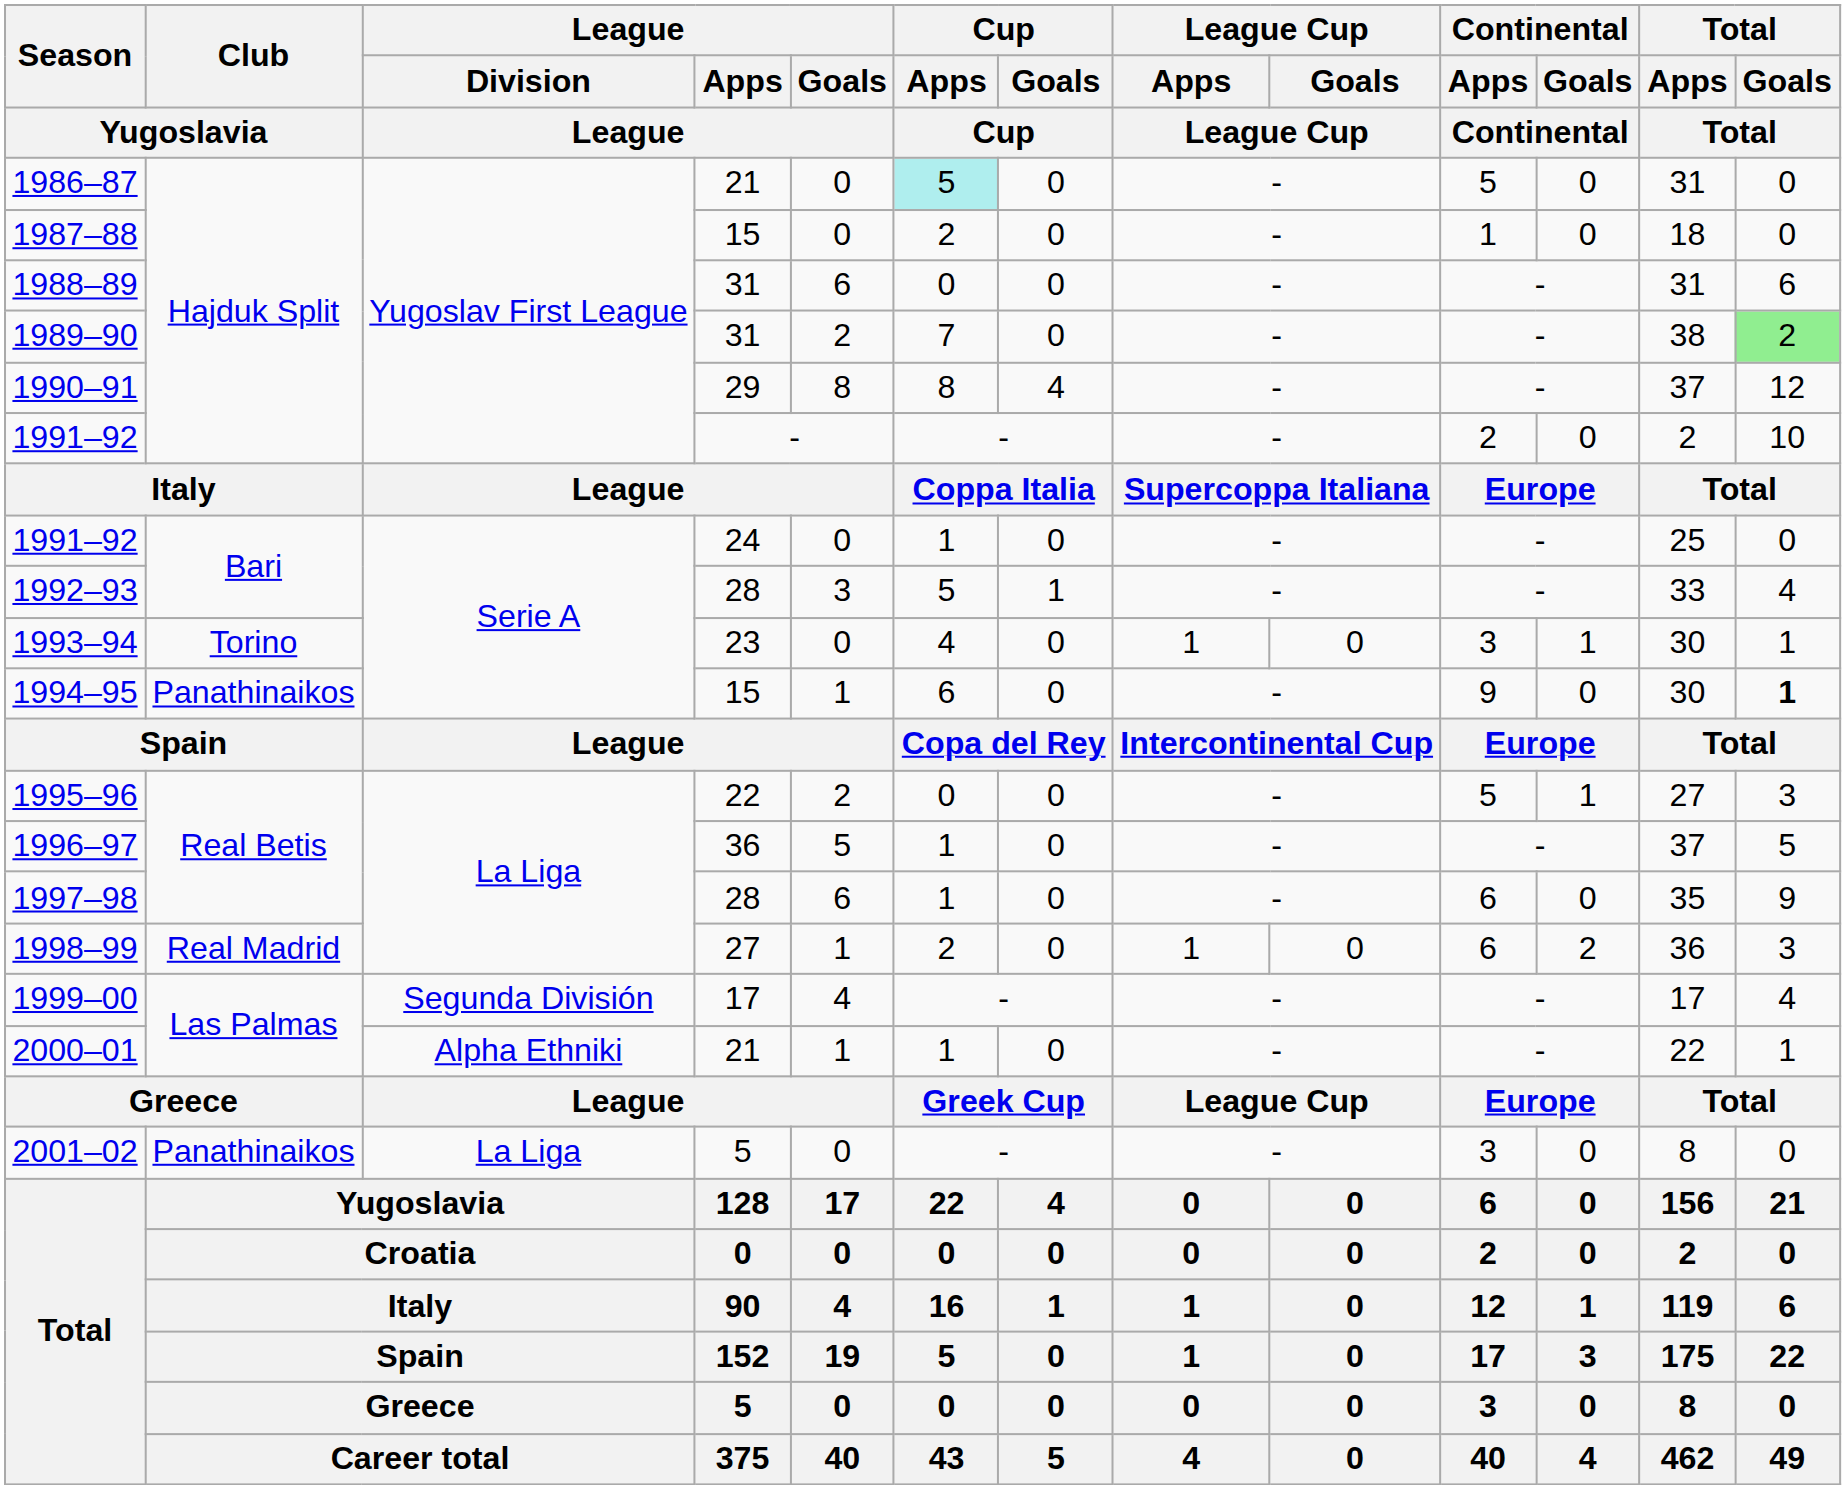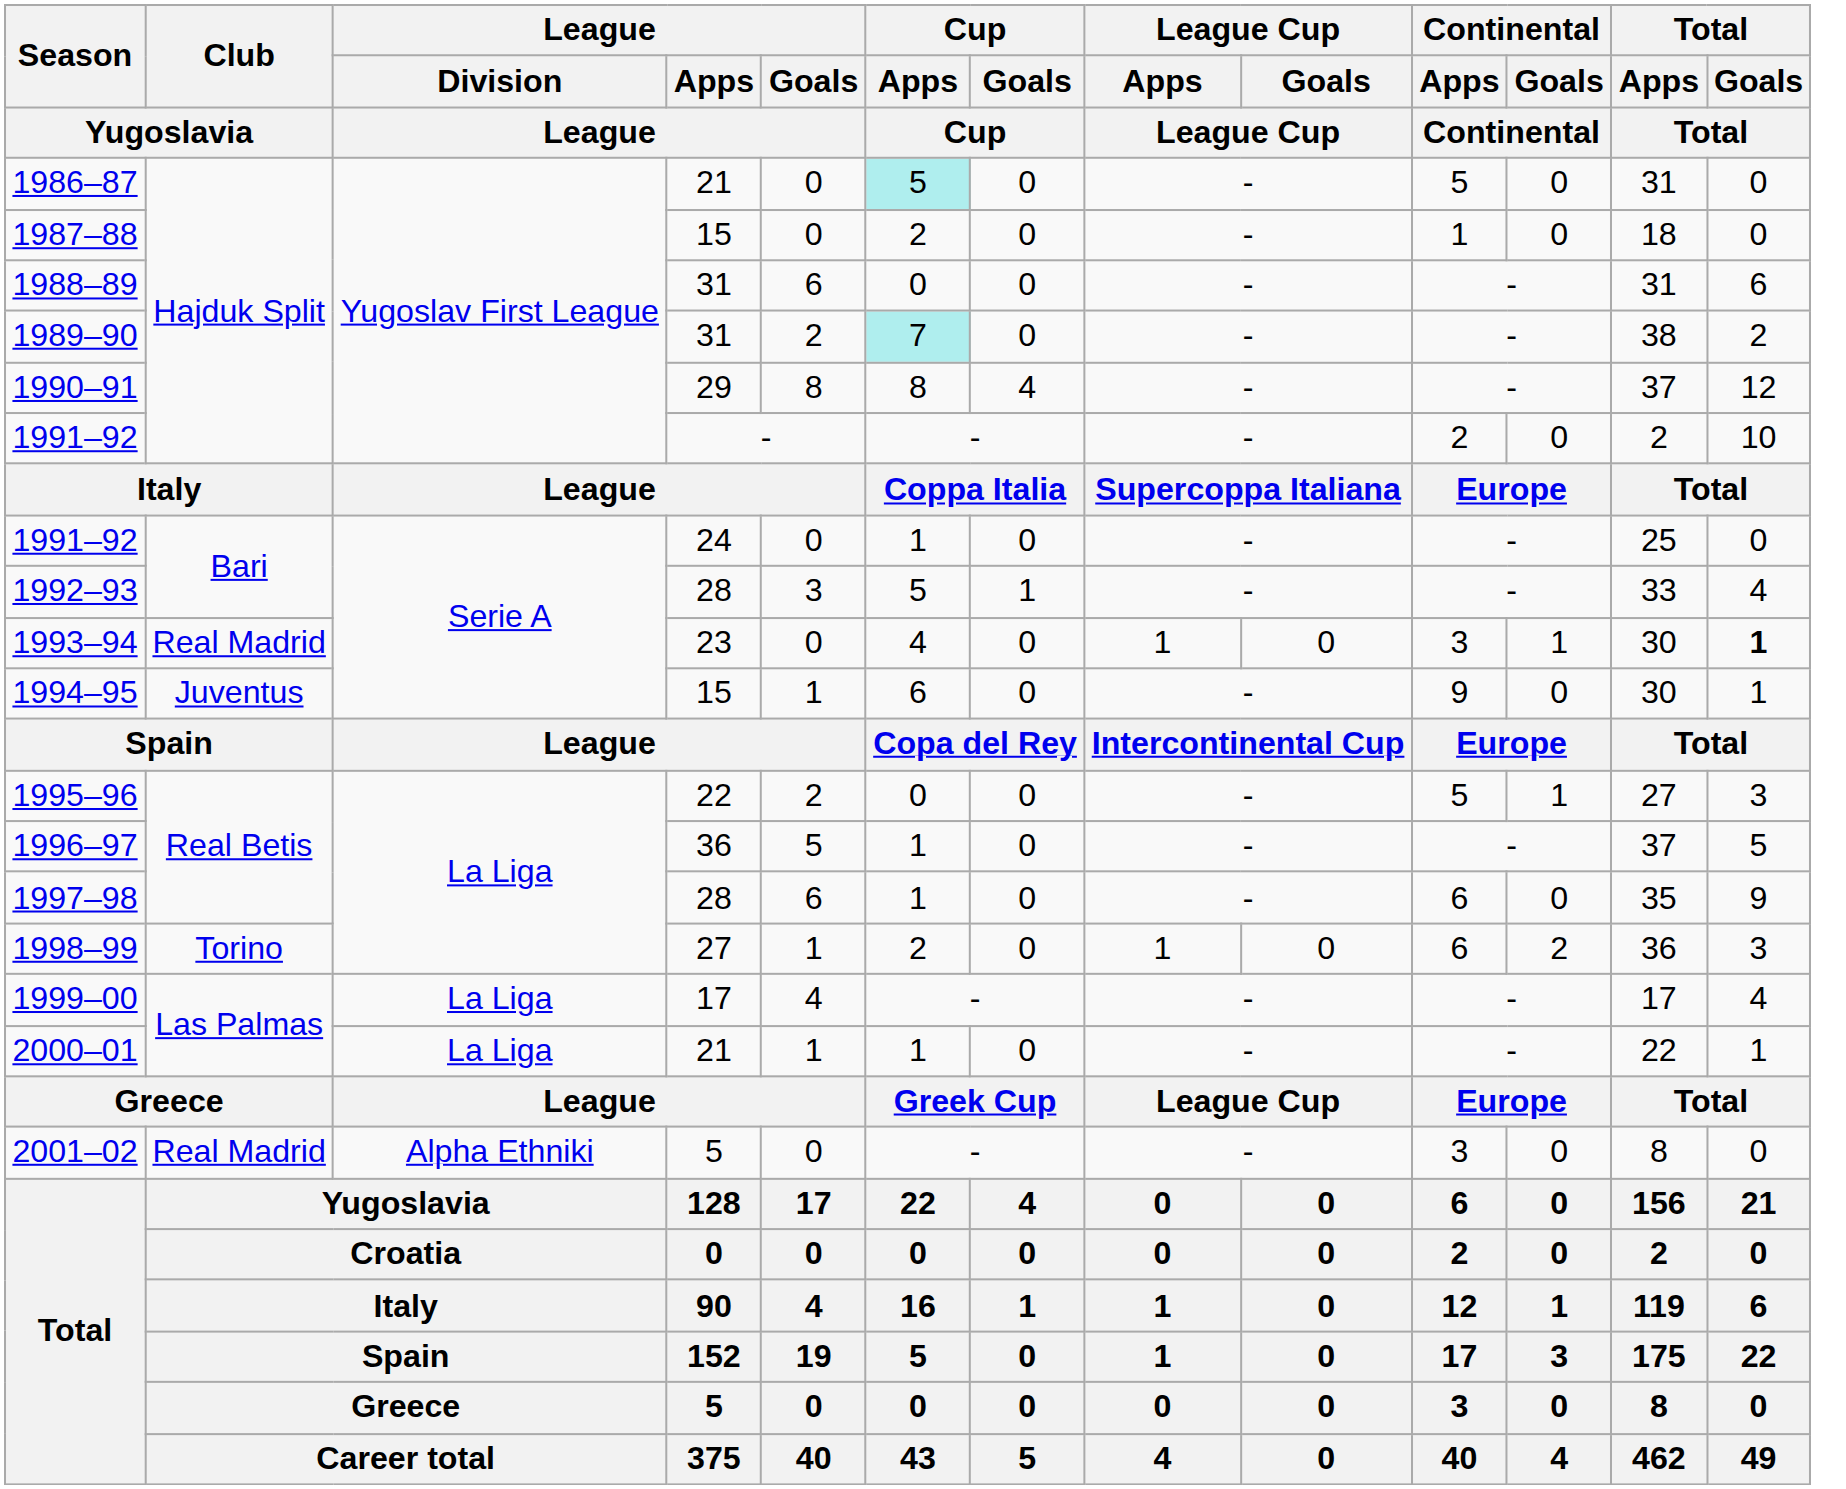(947, 336) no background -> (918, 336) paleturquoise background
(1787, 336) lightgreen background -> (1759, 336) no background
(253, 642) Torino -> (239, 642) Real Madrid
(1787, 642) normal -> (1759, 642) bold
(253, 693) Panathinaikos -> (239, 693) Juventus
(1787, 693) bold -> (1759, 693) normal
(253, 948) Real Madrid -> (239, 948) Torino
(528, 999) Segunda División -> (500, 999) La Liga
(528, 1050) Alpha Ethniki -> (500, 1050) La Liga
(253, 1152) Panathinaikos -> (239, 1152) Real Madrid
(528, 1152) La Liga -> (500, 1152) Alpha Ethniki
